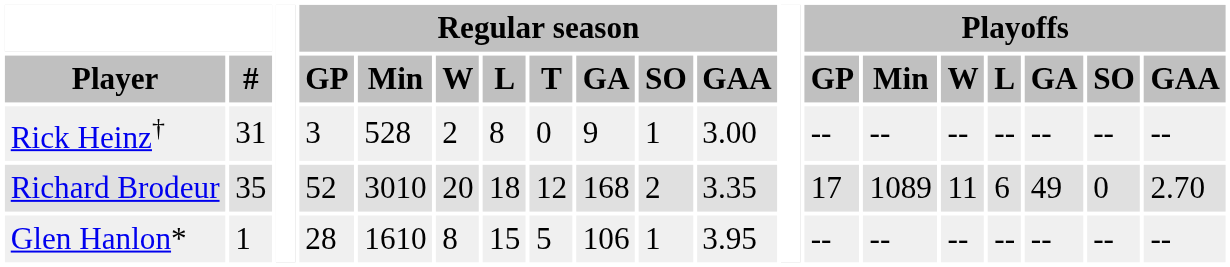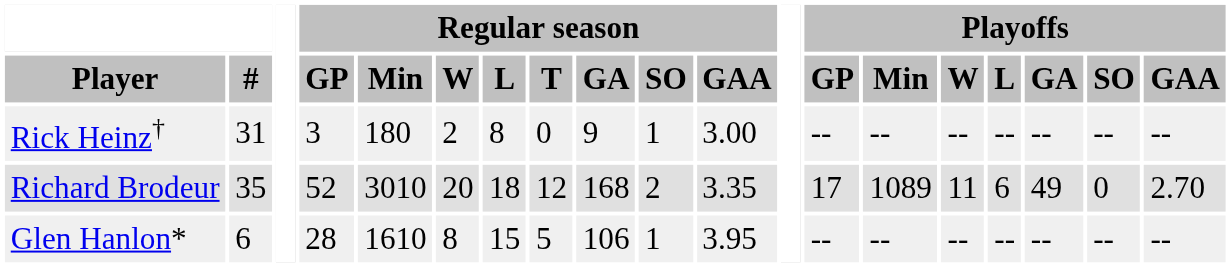(388, 133) 528 -> (388, 133) 180
(243, 239) 1 -> (243, 239) 6
